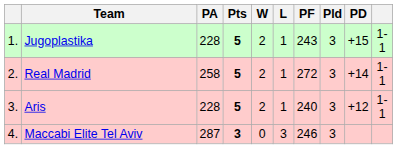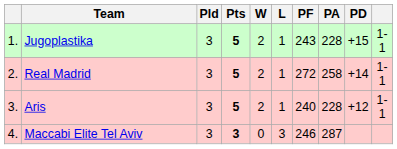columns swapped: (333, 14) <-> (210, 14)
